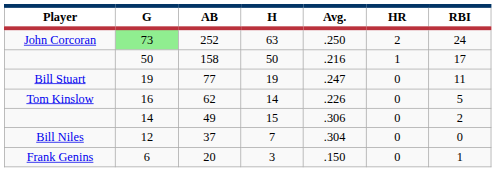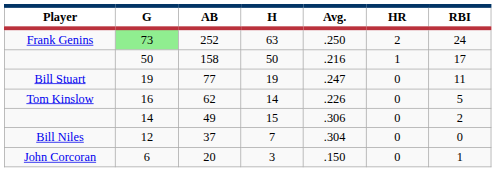(60, 39) John Corcoran -> (60, 39) Frank Genins
(60, 157) Frank Genins -> (60, 157) John Corcoran
